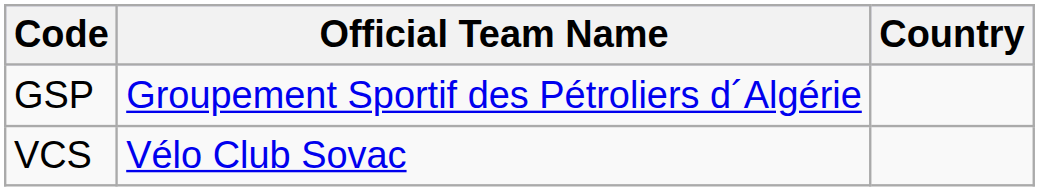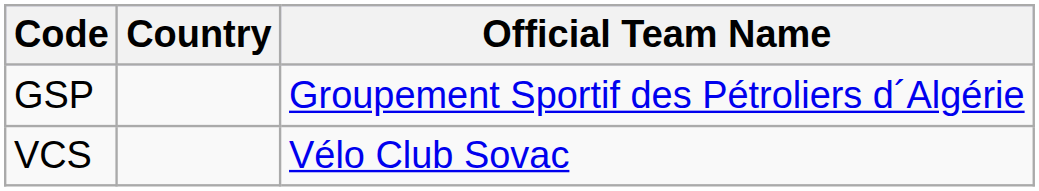columns swapped: (494, 34) <-> (952, 34)
